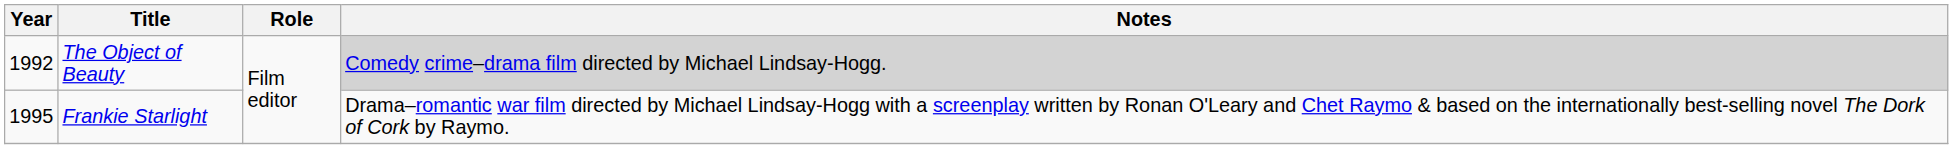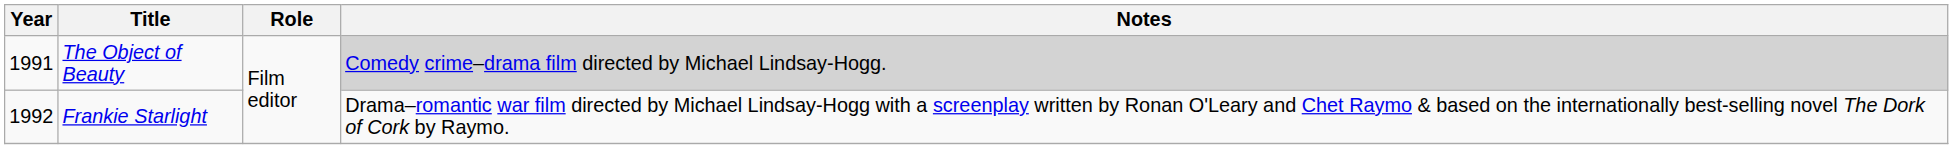(31, 62) 1992 -> (31, 62) 1991
(31, 116) 1995 -> (31, 116) 1992
